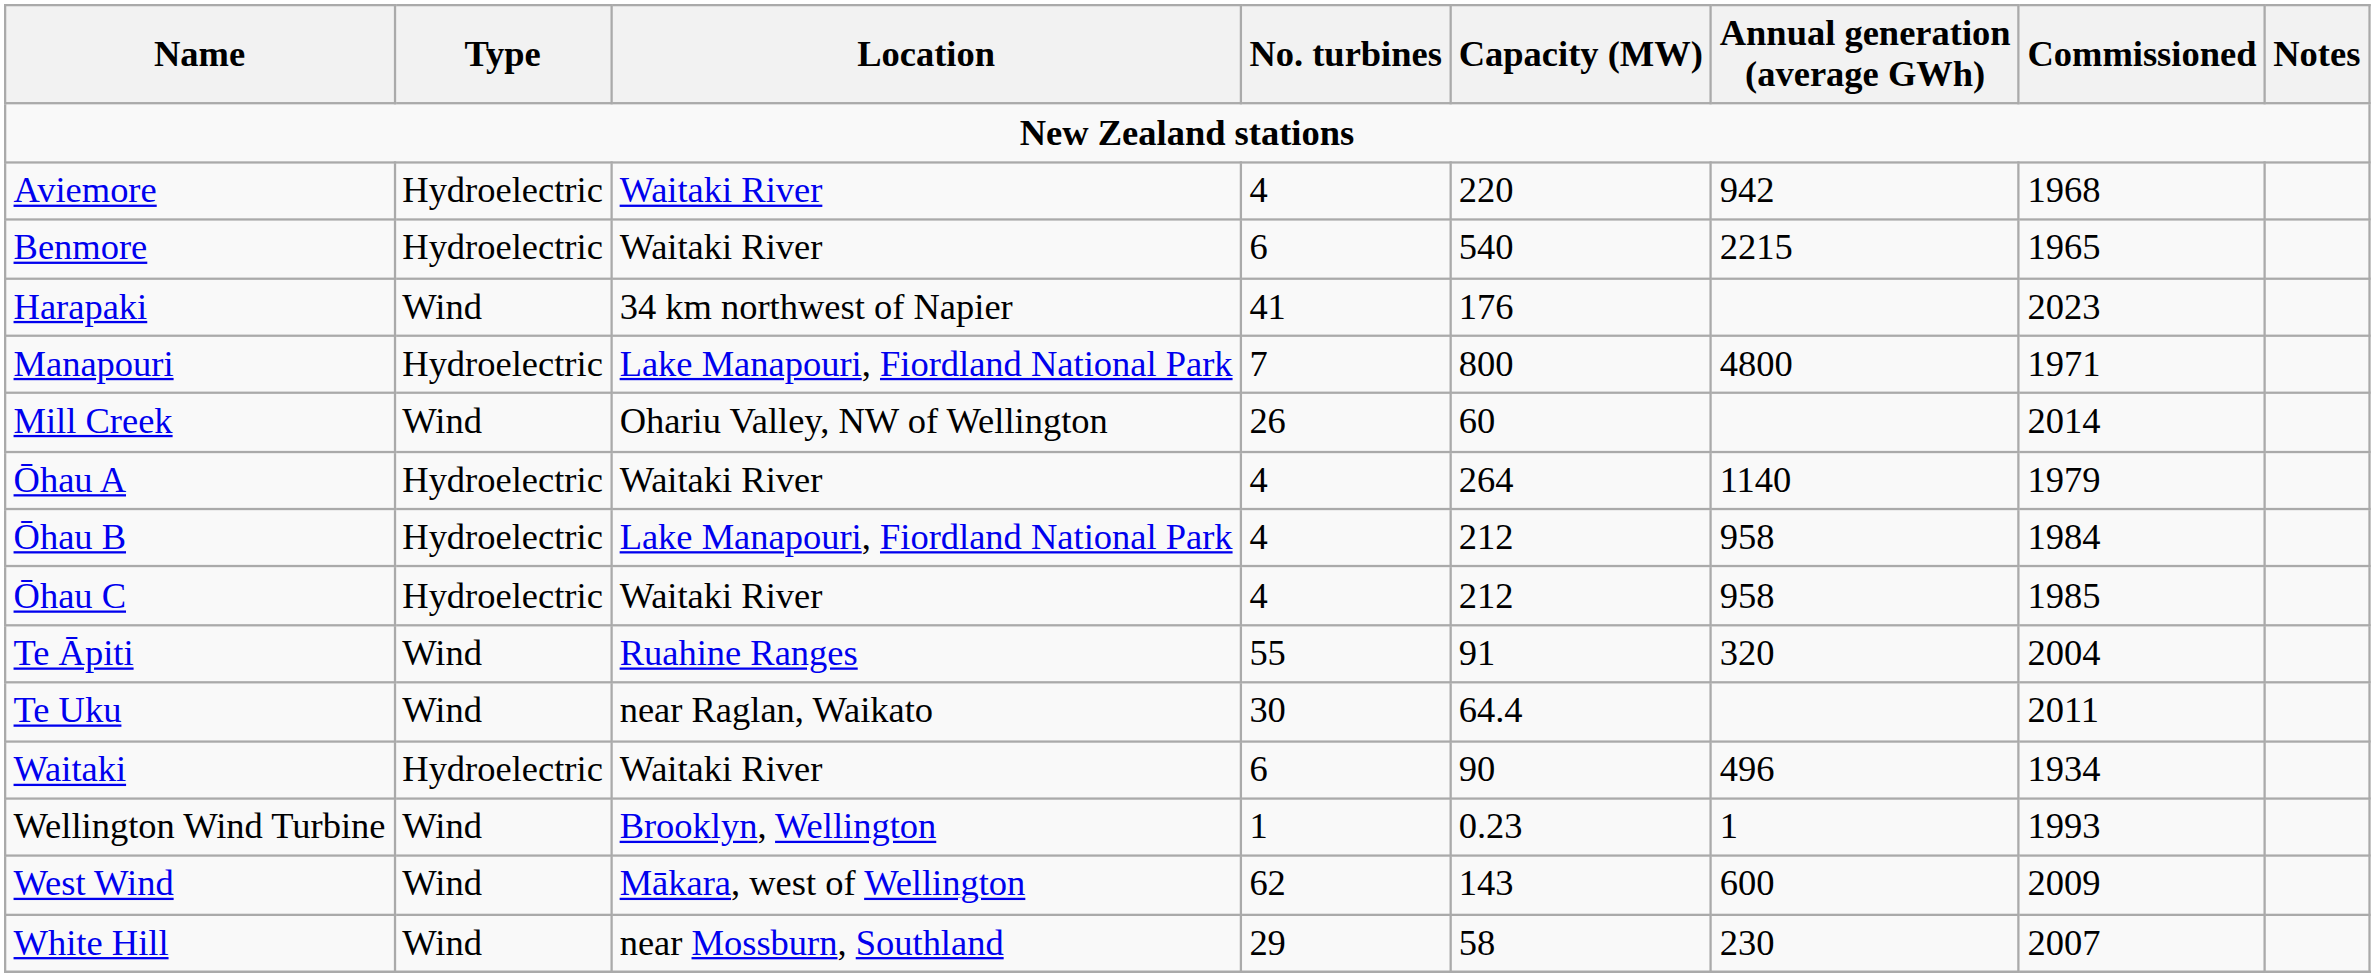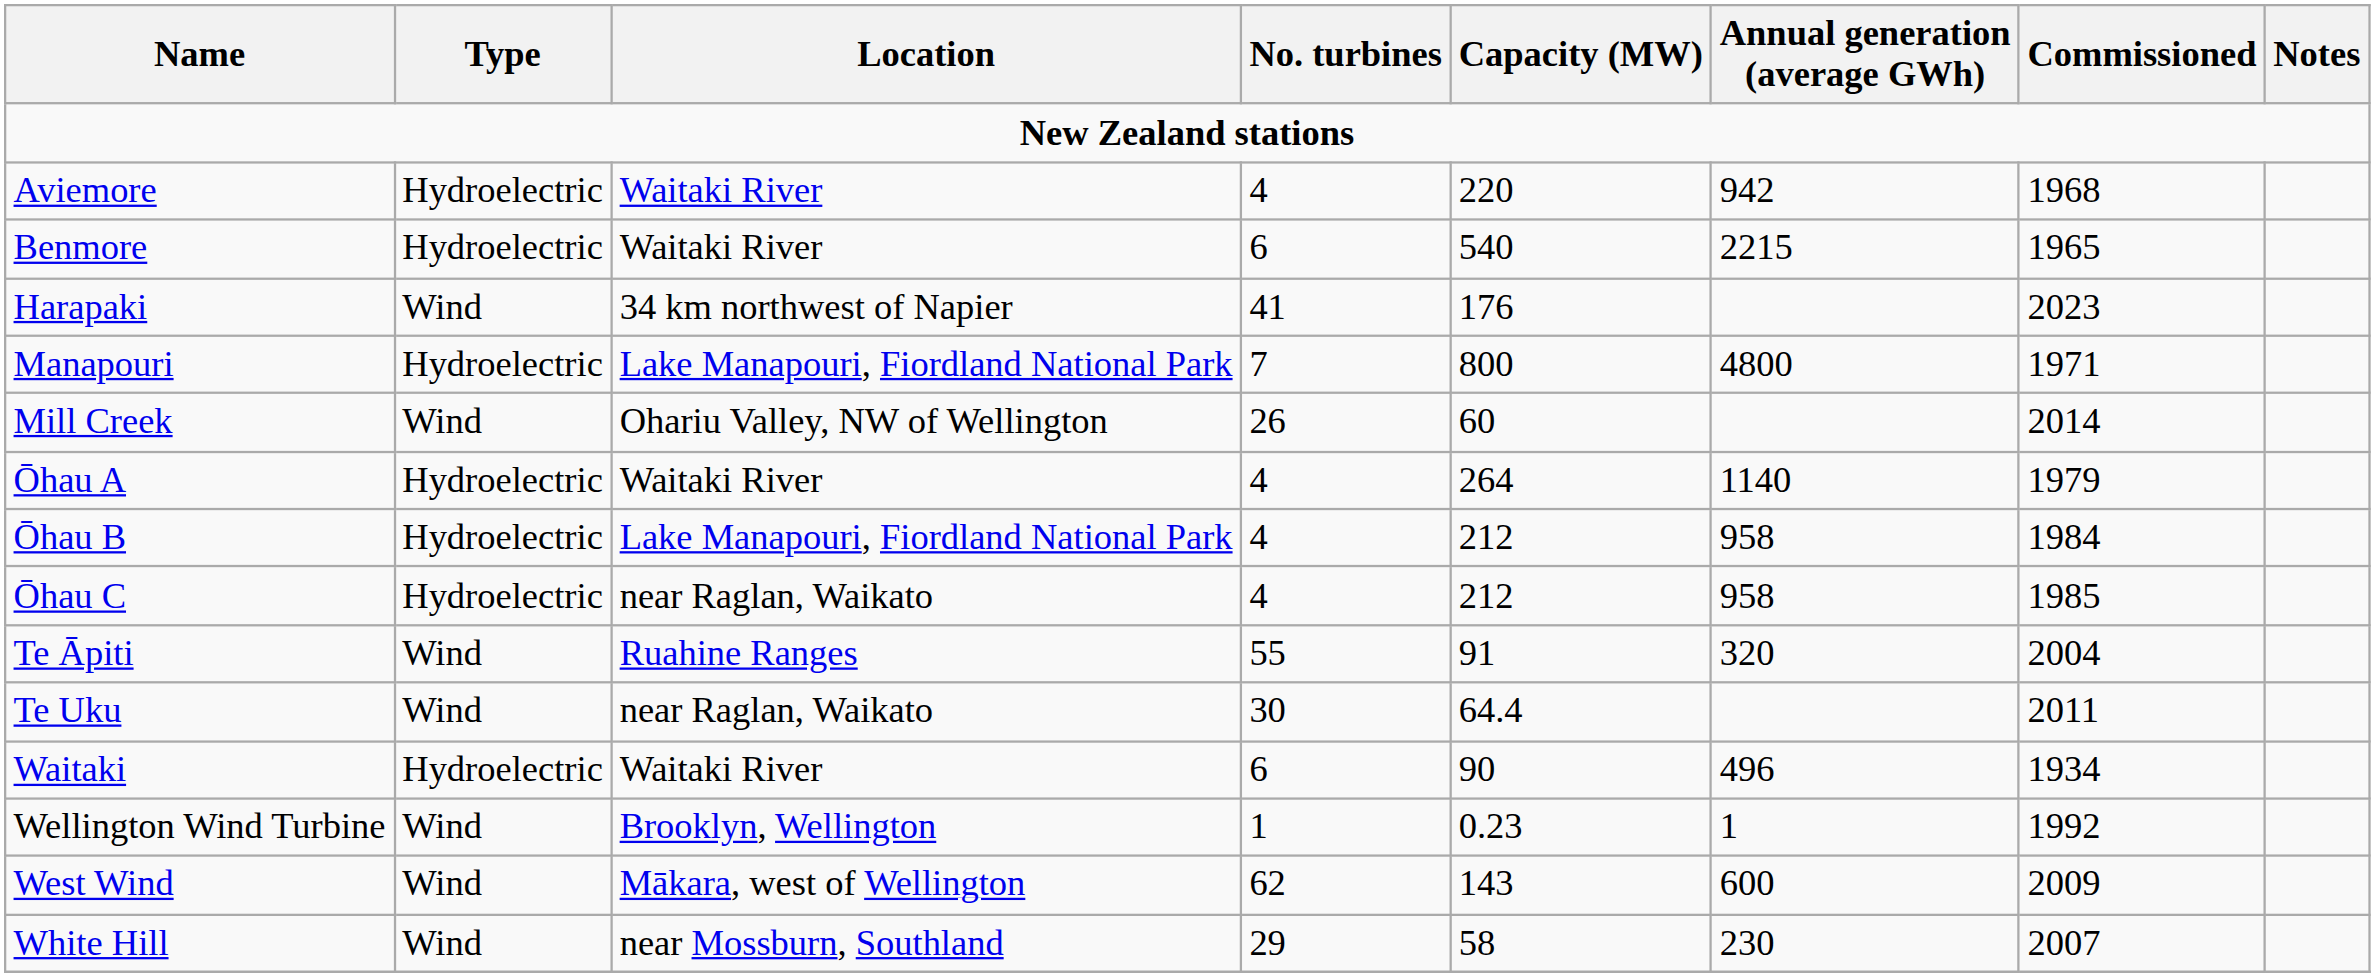(721, 595) Waitaki River -> (776, 595) near Raglan, Waikato
(2064, 826) 1993 -> (2064, 826) 1992
